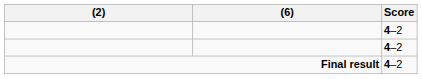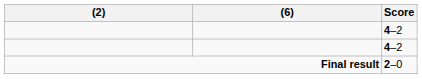(393, 64) 4–2 -> (393, 64) 2–0
